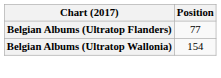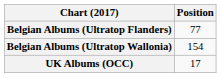+ row: (89, 64)
